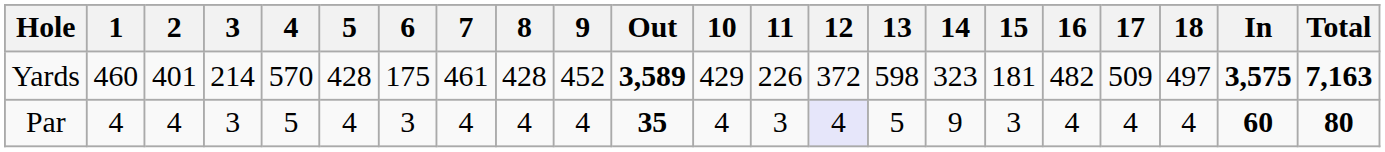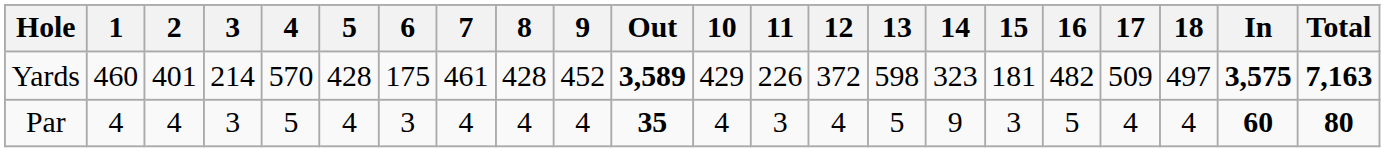(839, 122) lavender background -> (839, 122) no background
(1072, 122) 4 -> (1072, 122) 5
